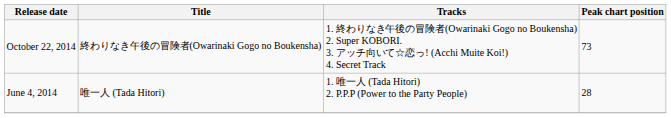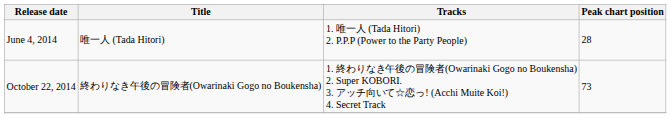rows swapped: (32, 93) <-> (41, 46)
